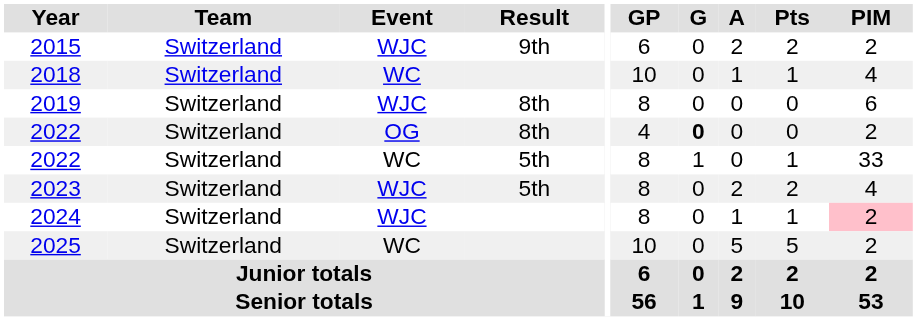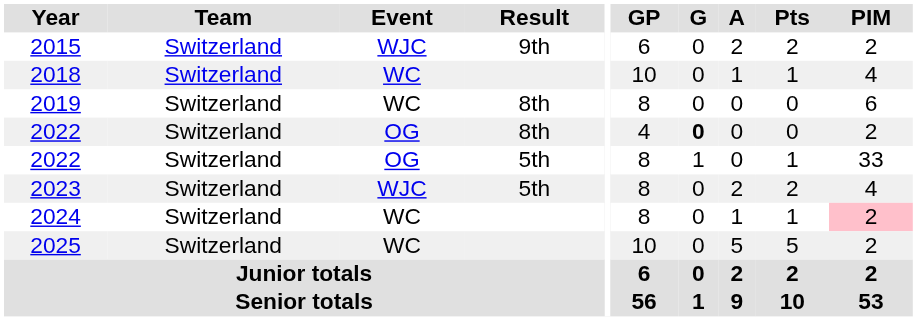(402, 103) WJC -> (402, 103) WC
(402, 159) WC -> (402, 159) OG
(402, 216) WJC -> (402, 216) WC
